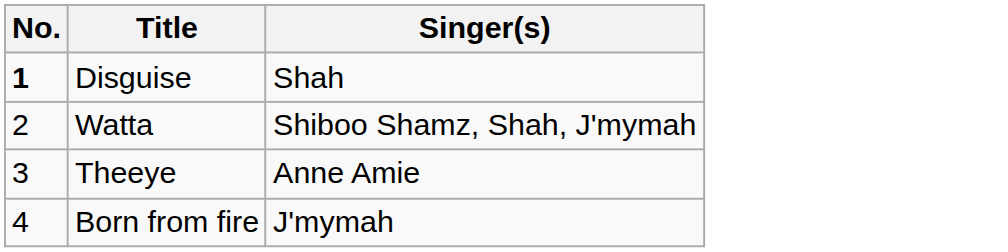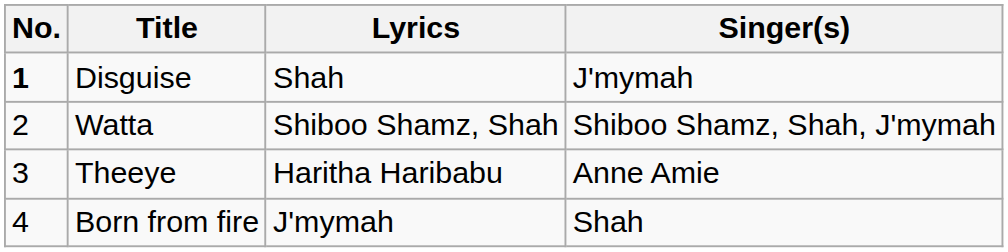+ column: (416, 28)
(309, 76) Shah -> (633, 76) J'mymah
(333, 221) J'mymah -> (608, 221) Shah
